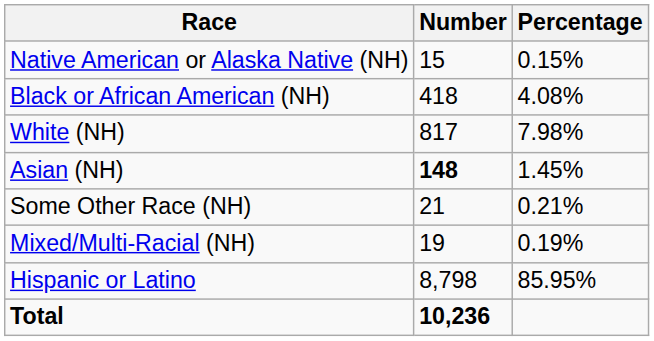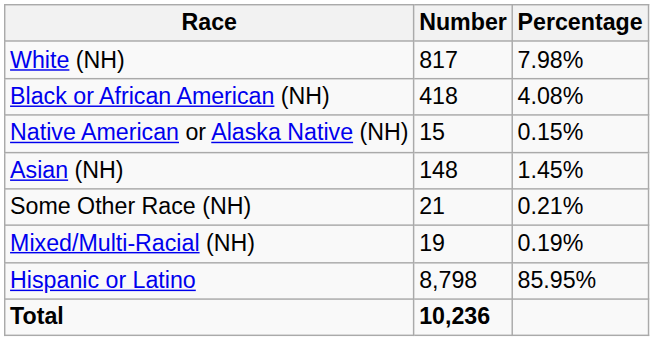rows swapped: (67, 133) <-> (209, 59)
(439, 170) bold -> (439, 170) normal
